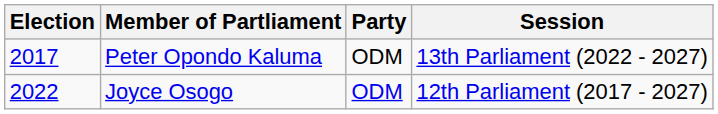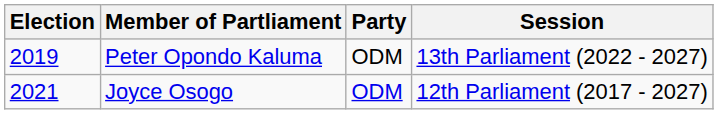(34, 56) 2017 -> (34, 56) 2019
(34, 91) 2022 -> (34, 91) 2021
